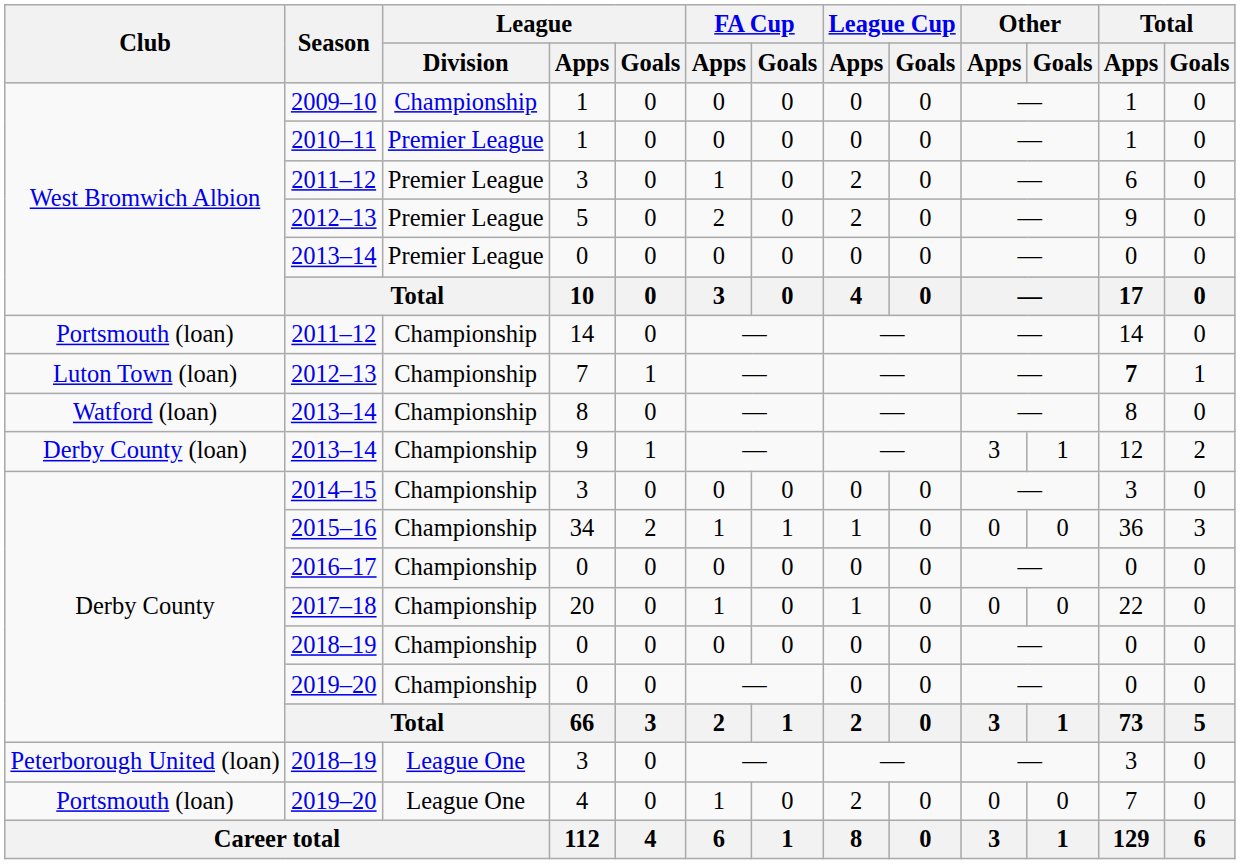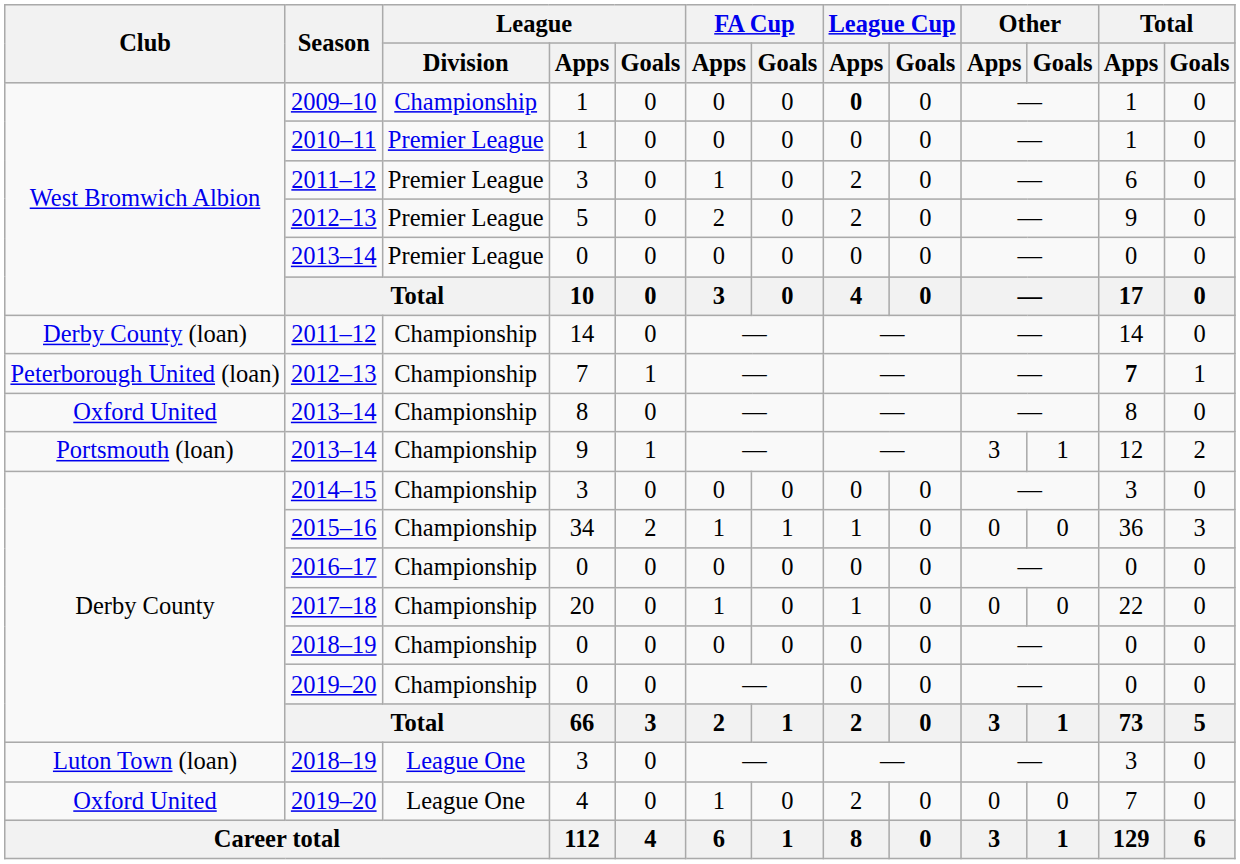(856, 101) normal -> (856, 101) bold
(145, 334) Portsmouth (loan) -> (145, 334) Derby County (loan)
(145, 373) Luton Town (loan) -> (145, 373) Peterborough United (loan)
(145, 412) Watford (loan) -> (145, 412) Oxford United
(145, 450) Derby County (loan) -> (145, 450) Portsmouth (loan)
(145, 761) Peterborough United (loan) -> (145, 761) Luton Town (loan)
(145, 800) Portsmouth (loan) -> (145, 800) Oxford United
